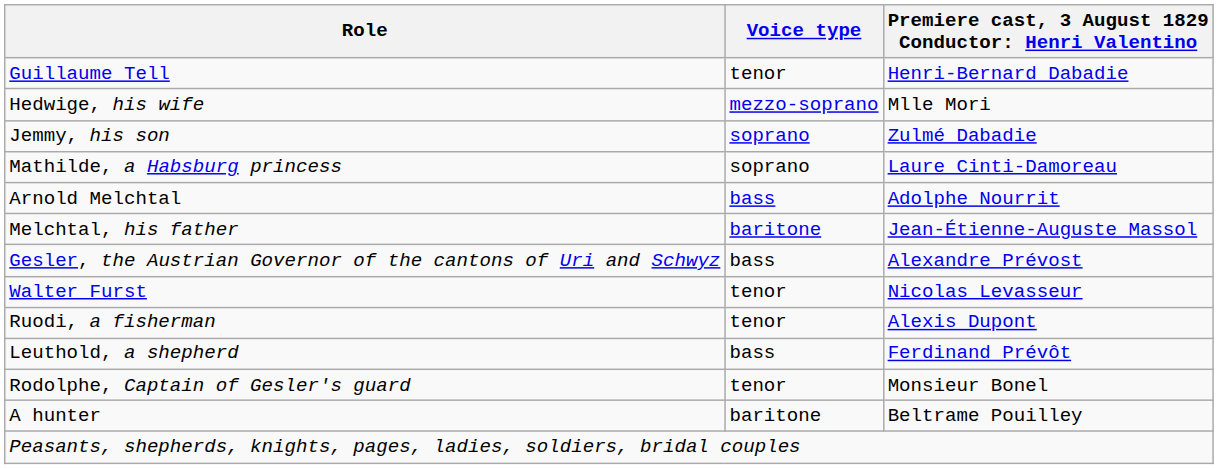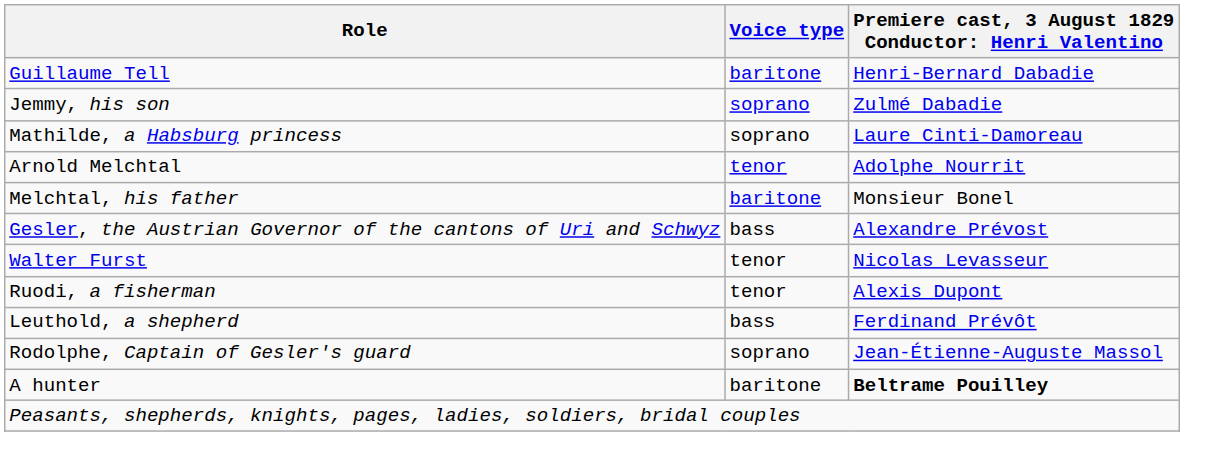(758, 74) tenor -> (775, 74) baritone
- row: (107, 105)
(752, 198) bass -> (758, 167) tenor
(1042, 229) Jean-Étienne-Auguste Massol -> (933, 198) Monsieur Bonel
(758, 385) tenor -> (770, 354) soprano
(968, 385) Monsieur Bonel -> (1008, 354) Jean-Étienne-Auguste Massol
(985, 416) normal -> (951, 385) bold
